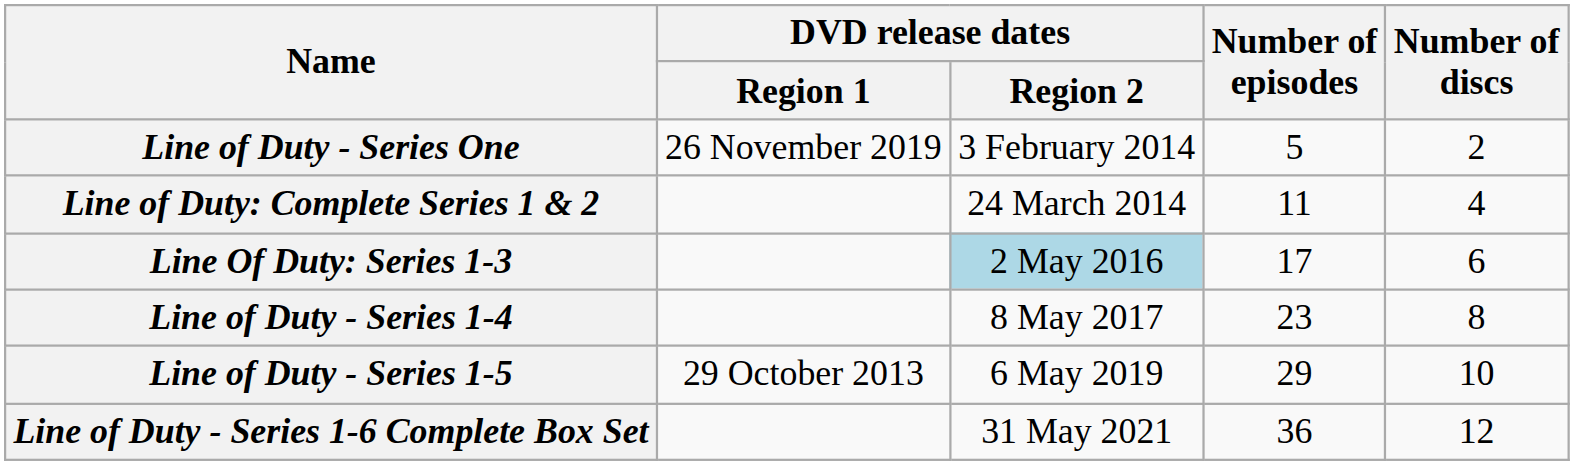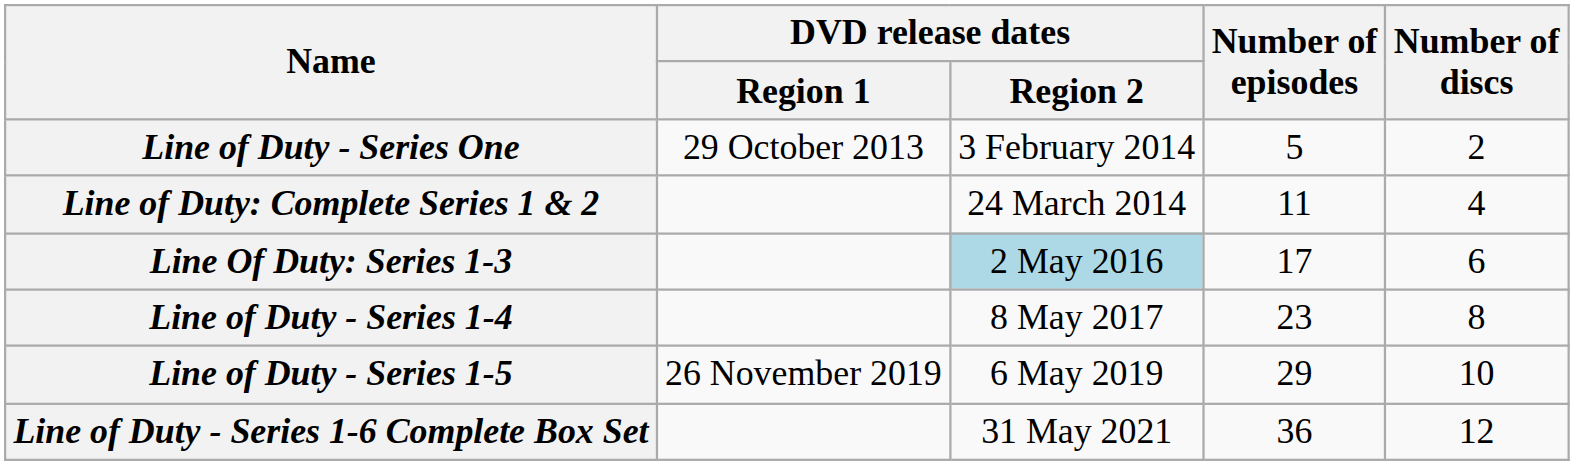(803, 146) 26 November 2019 -> (803, 146) 29 October 2013
(803, 373) 29 October 2013 -> (803, 373) 26 November 2019
